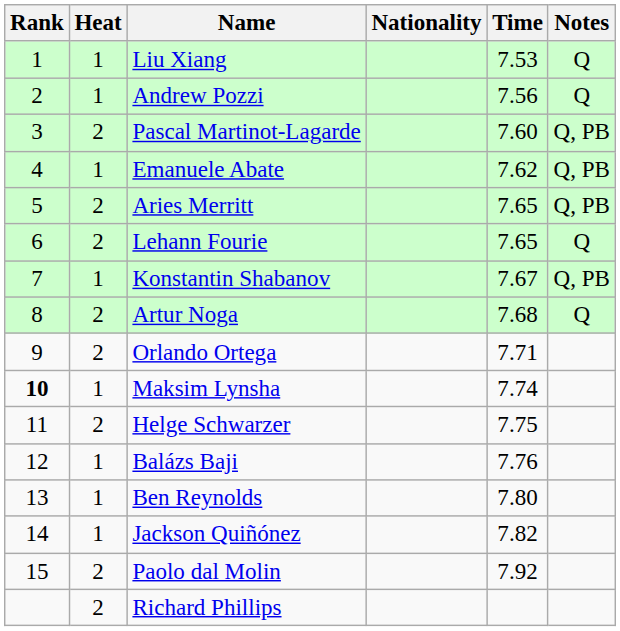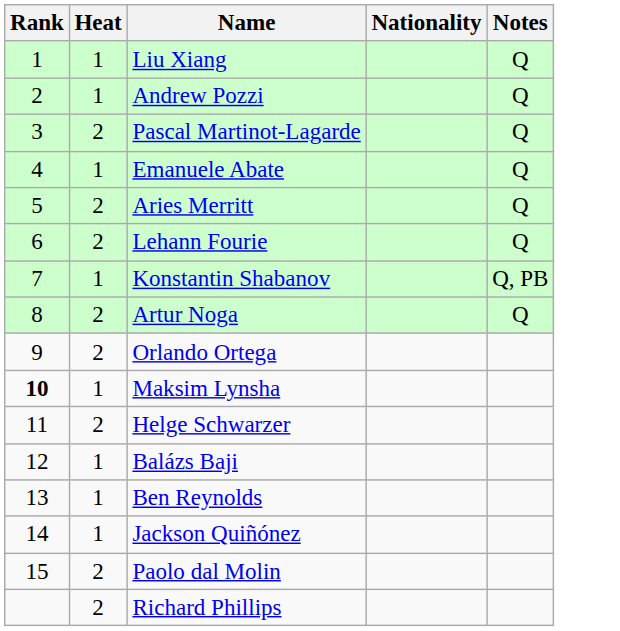- column: (518, 22)
(582, 132) Q, PB -> (520, 132) Q
(582, 168) Q, PB -> (520, 168) Q
(582, 205) Q, PB -> (520, 205) Q
